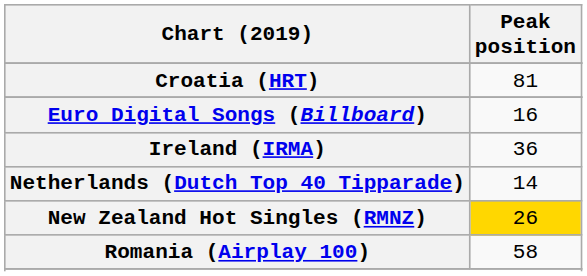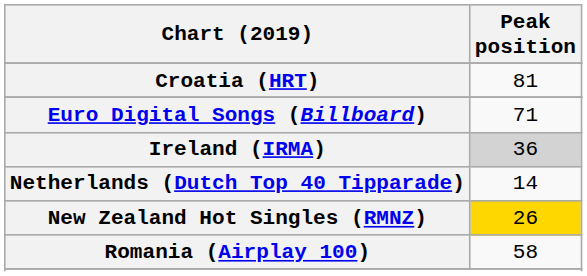(525, 115) 16 -> (525, 115) 71
(525, 149) no background -> (525, 149) lightgrey background
